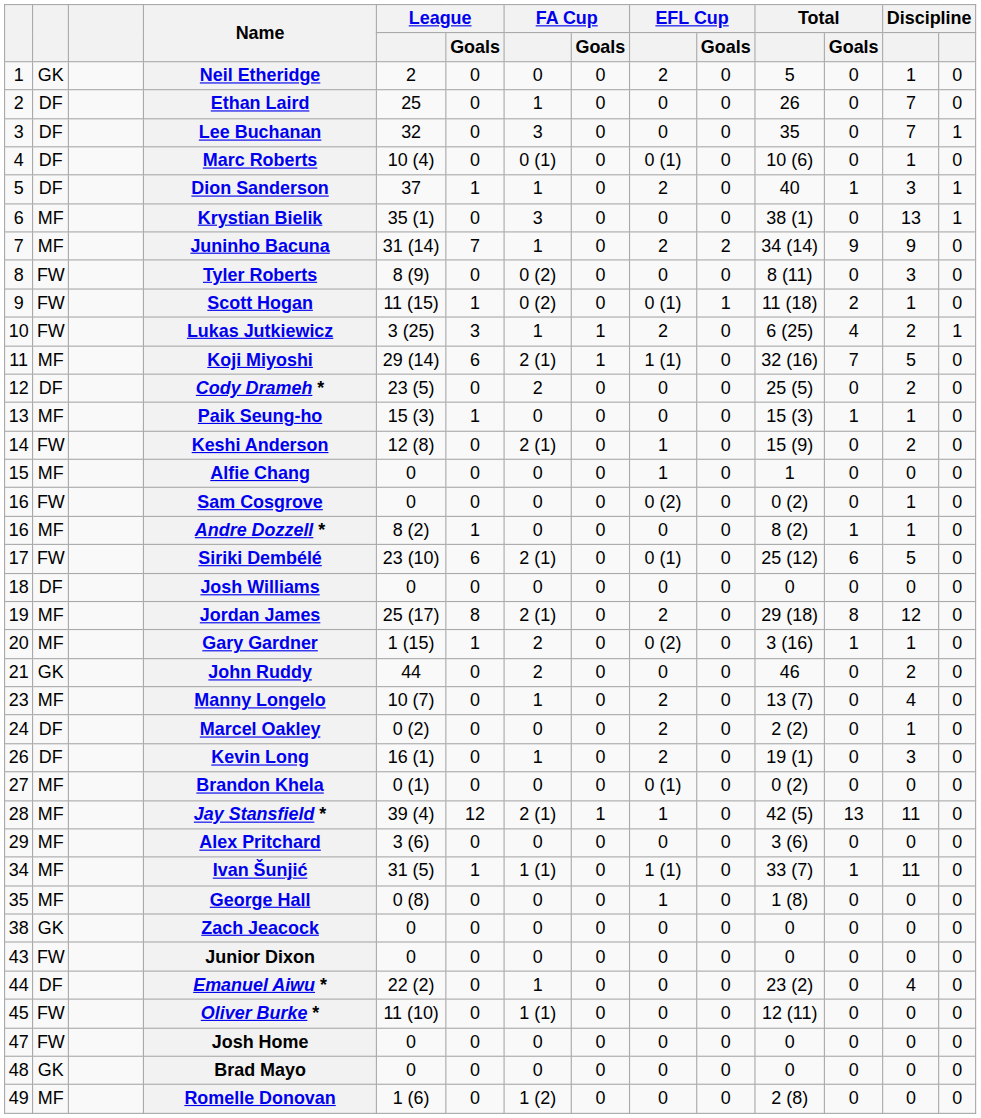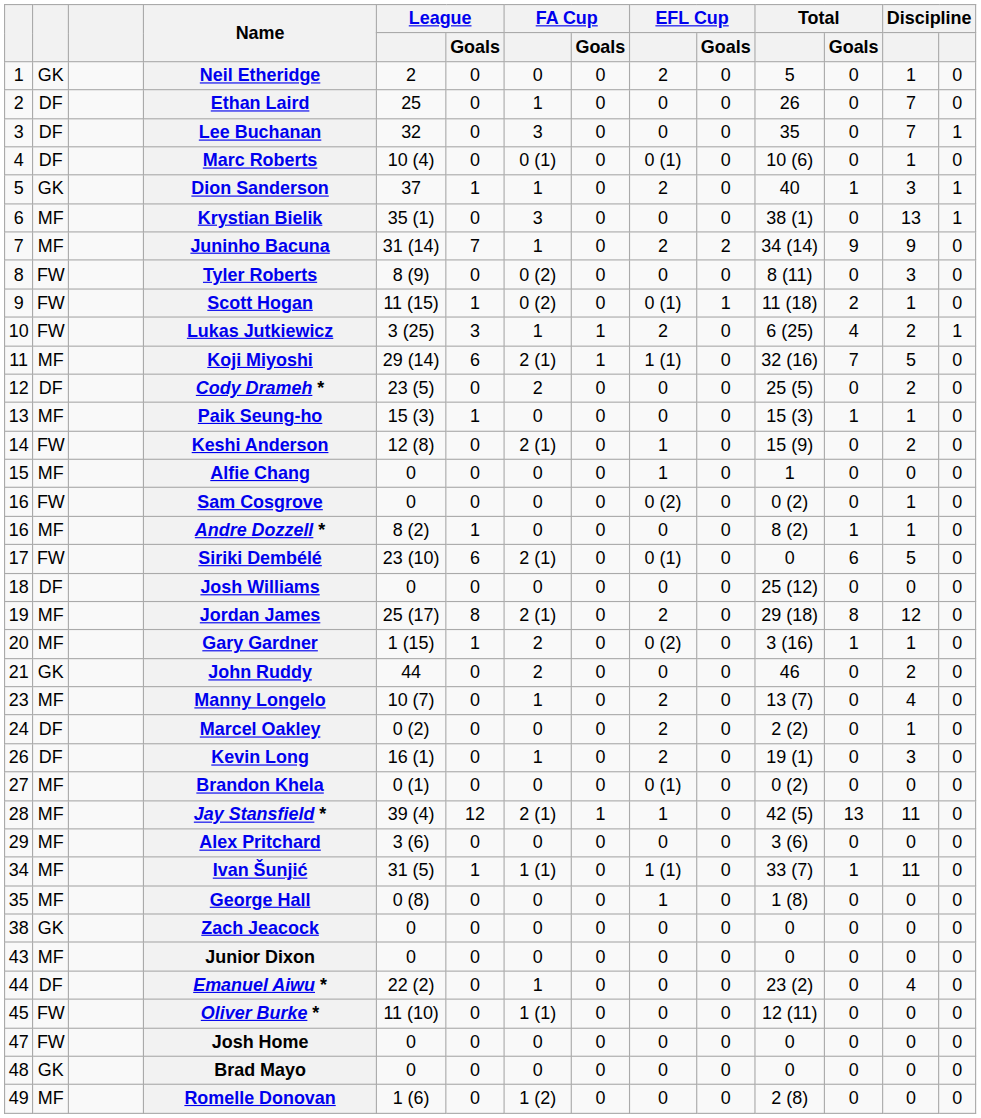(51, 189) DF -> (51, 189) GK
(790, 558) 25 (12) -> (790, 558) 0
(790, 587) 0 -> (790, 587) 25 (12)
(51, 956) FW -> (51, 956) MF
